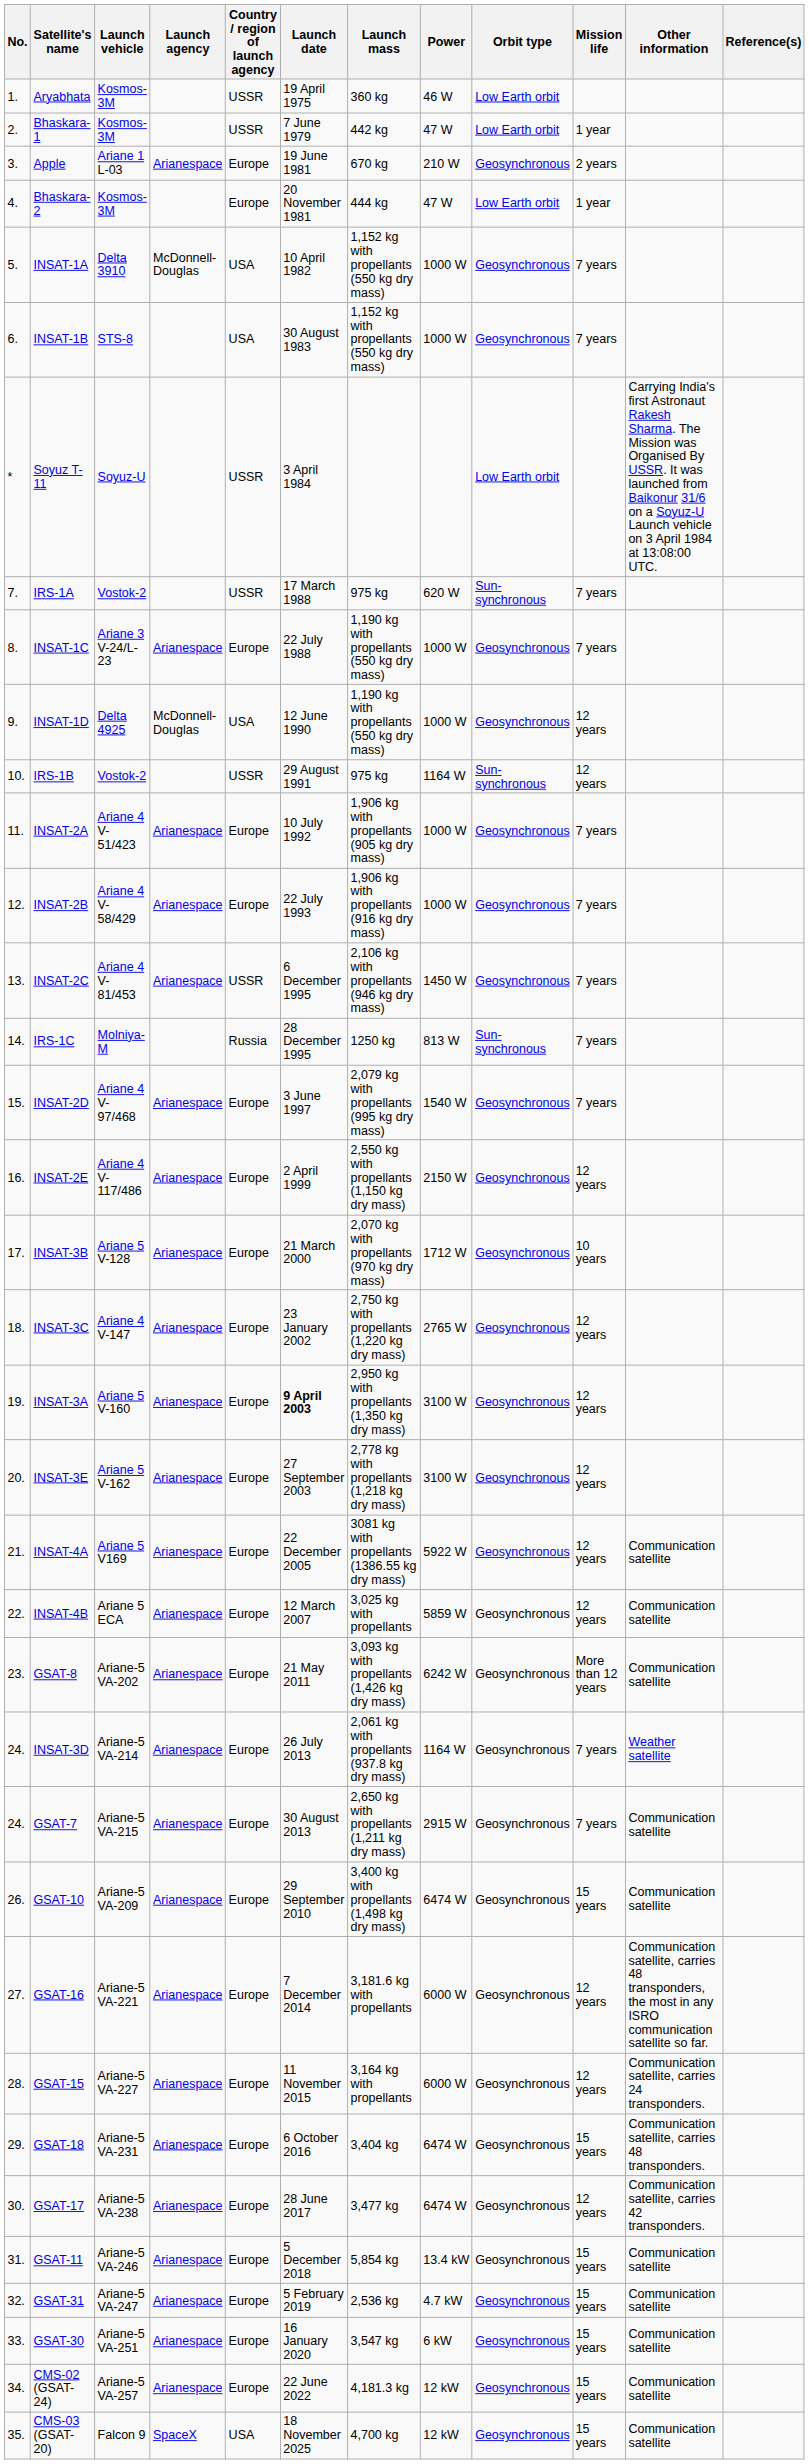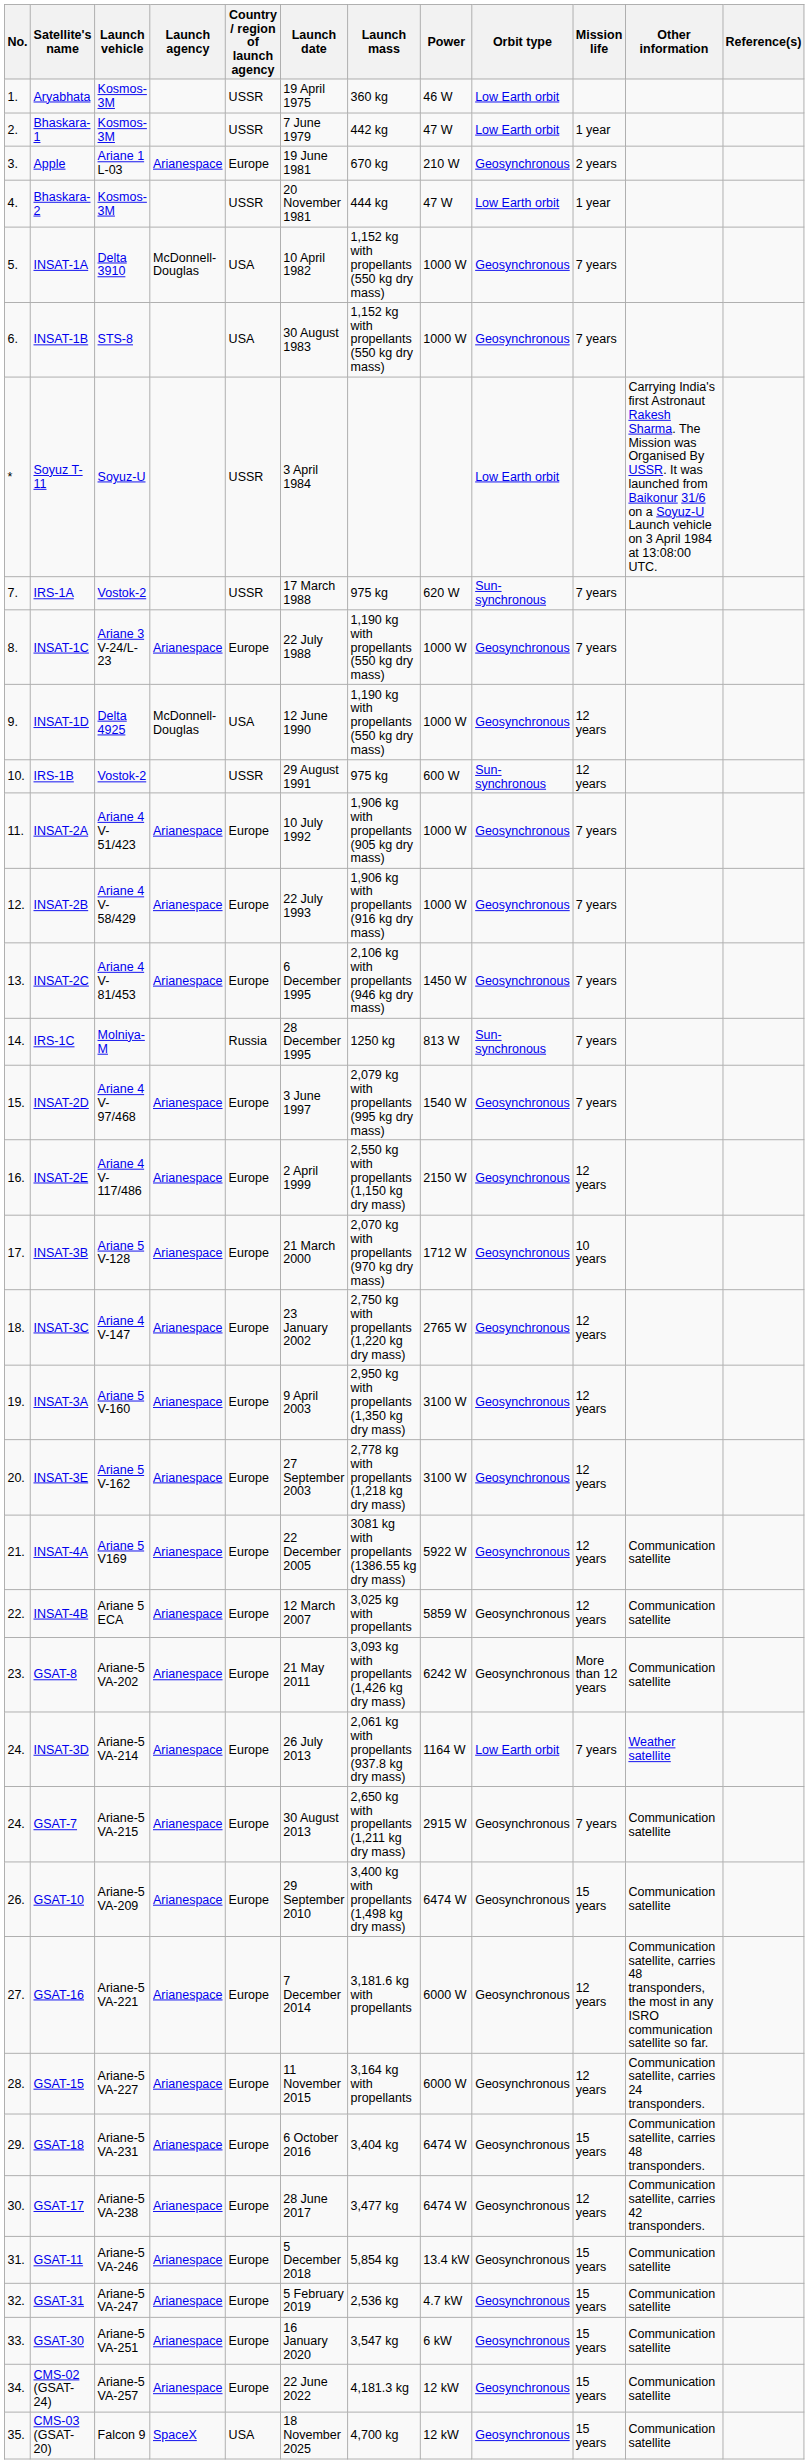(249, 203) Europe -> (246, 203) USSR
(444, 776) 1164 W -> (441, 776) 600 W
(246, 980) USSR -> (249, 980) Europe
(302, 1402) bold -> (301, 1402) normal
(522, 1749) Geosynchronous -> (517, 1749) Low Earth orbit
